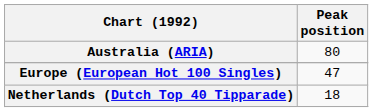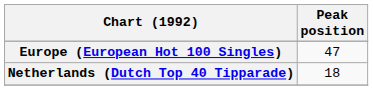- row: (151, 52)
